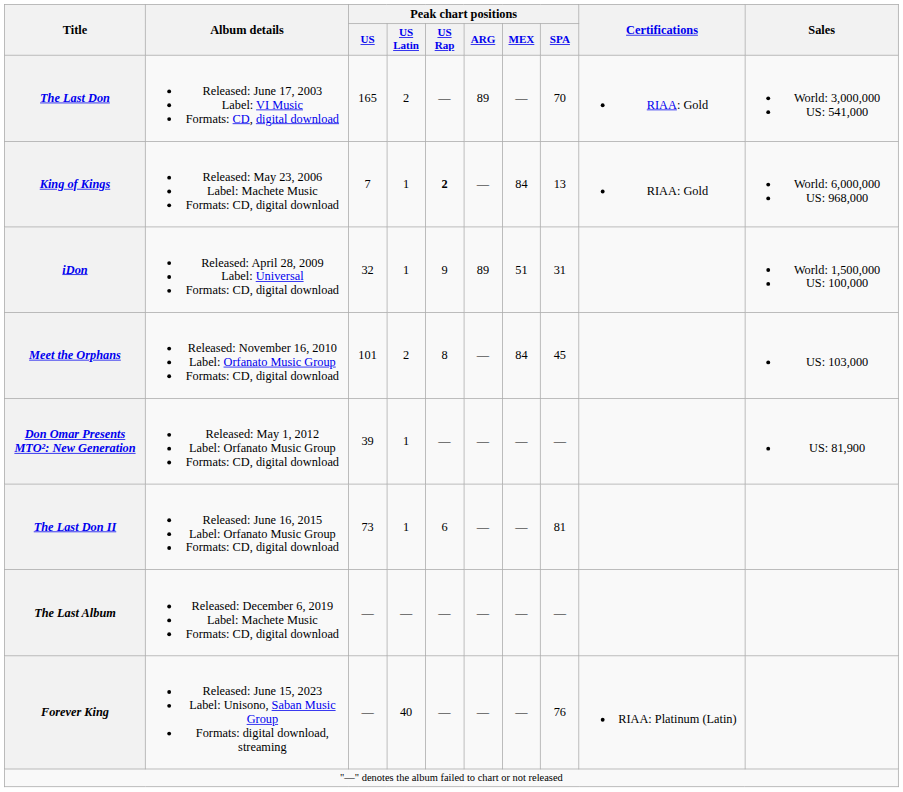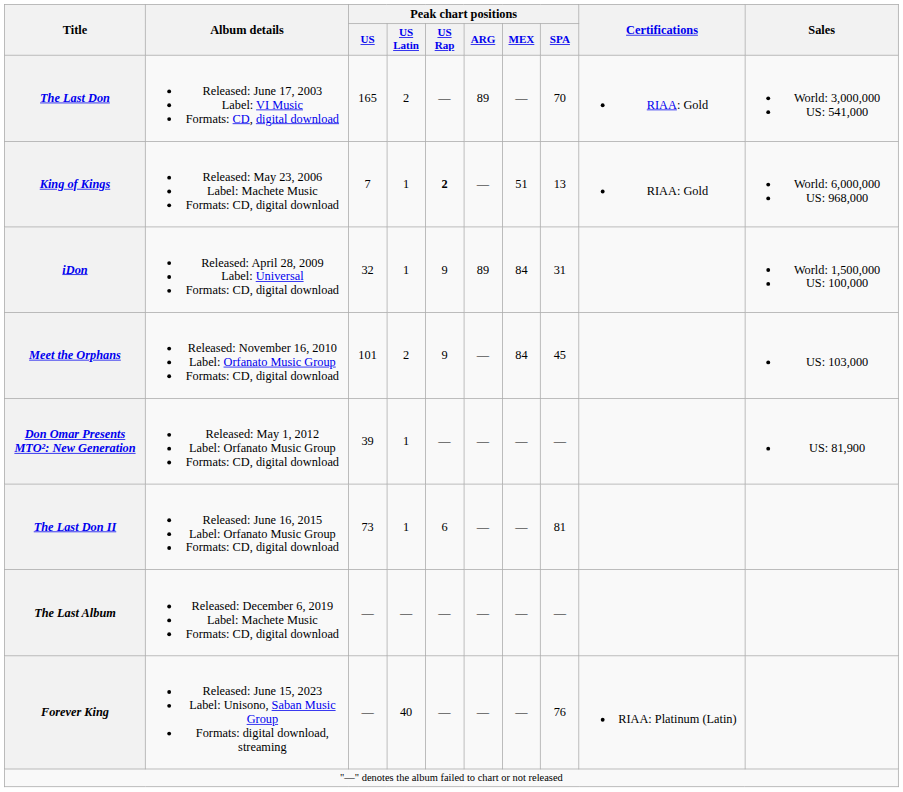(521, 184) 84 -> (521, 184) 51
(521, 269) 51 -> (521, 269) 84
(445, 355) 8 -> (445, 355) 9
